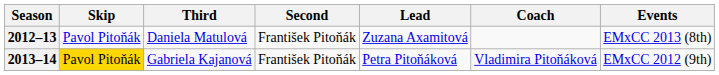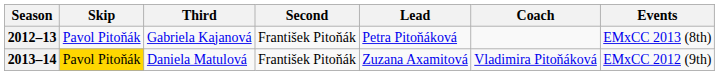(197, 37) Daniela Matulová -> (199, 37) Gabriela Kajanová
(415, 37) Zuzana Axamitová -> (410, 37) Petra Pitoňáková
(199, 59) Gabriela Kajanová -> (197, 59) Daniela Matulová
(410, 59) Petra Pitoňáková -> (415, 59) Zuzana Axamitová
